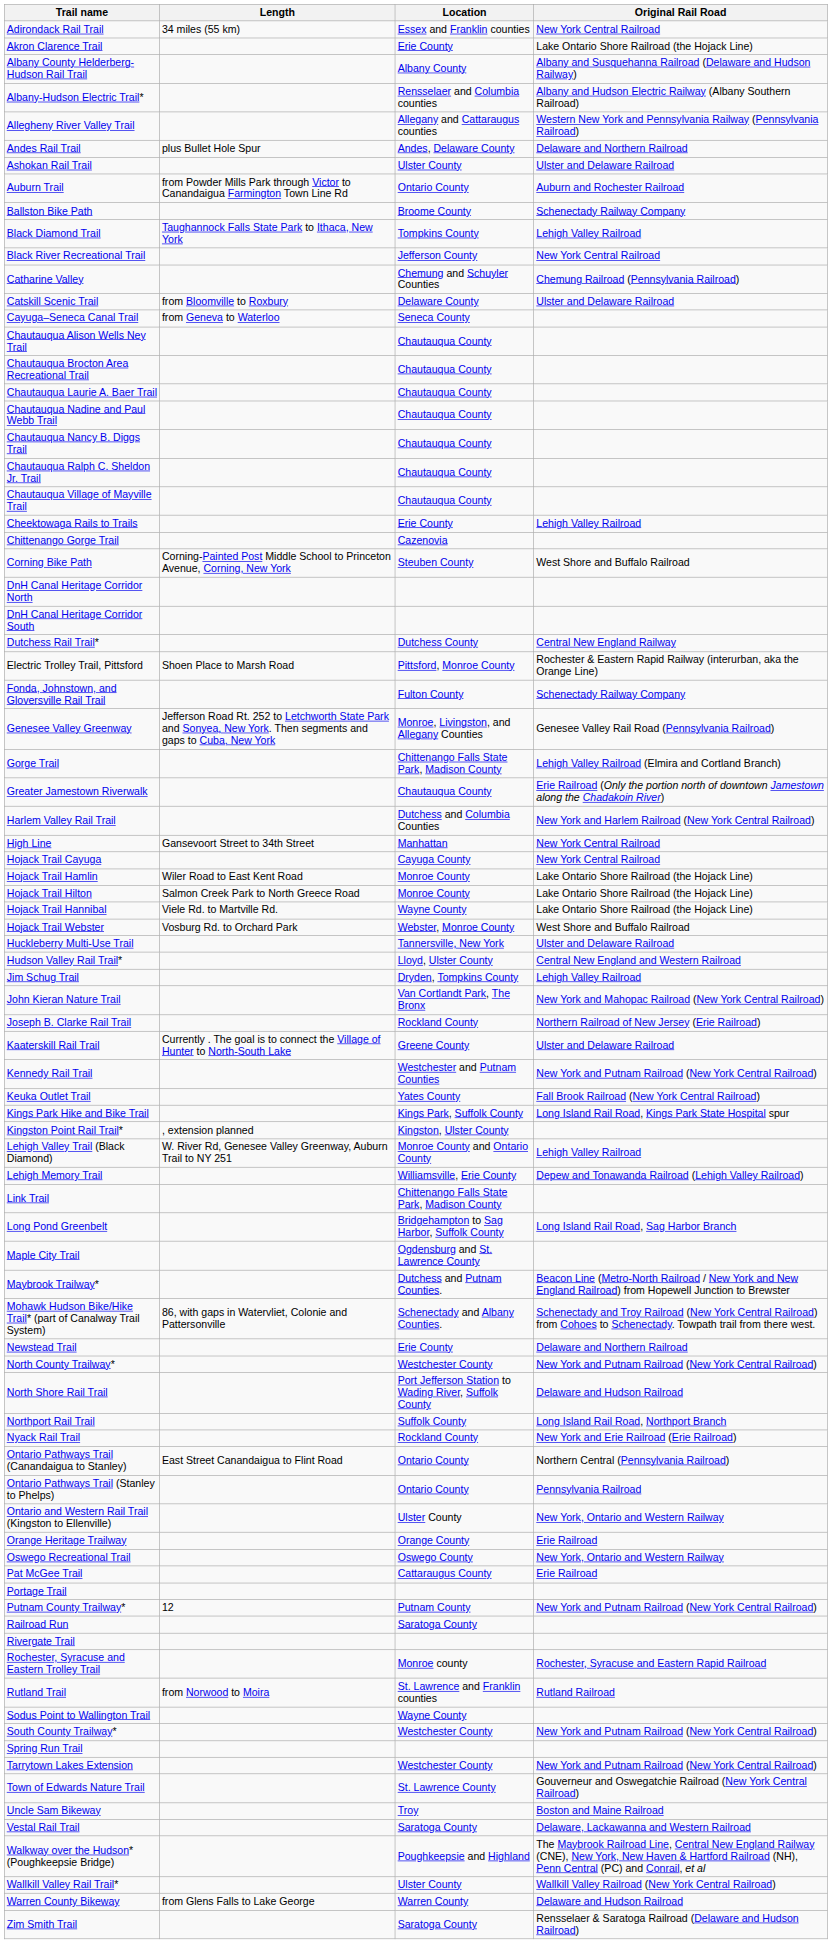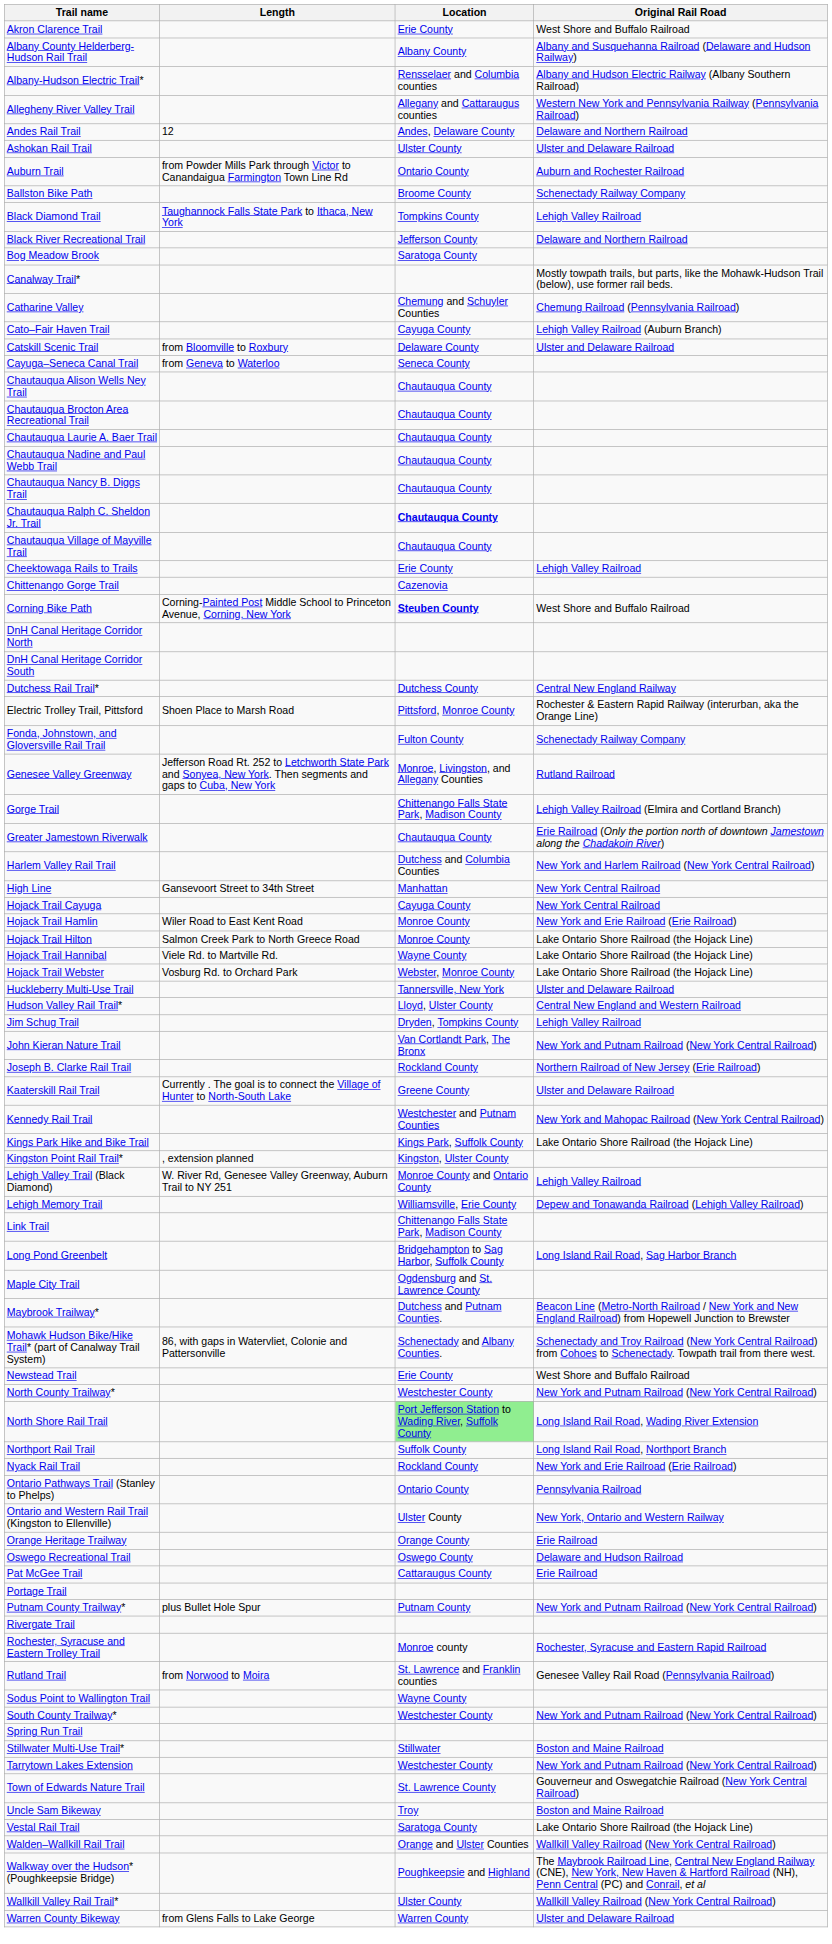- row: (55, 29)
(645, 46) Lake Ontario Shore Railroad (the Hojack Line) -> (613, 29) West Shore and Buffalo Railroad
(211, 148) plus Bullet Hole Spur -> (168, 132) 12
(598, 256) New York Central Railroad -> (612, 239) Delaware and Northern Railroad
+ row: (53, 256)
+ row: (43, 279)
+ row: (58, 330)
(445, 472) normal -> (448, 517) bold
(436, 563) normal -> (438, 608) bold
(655, 729) Genesee Valley Rail Road (Pennsylvania Railroad) -> (576, 774) Rutland Railroad
(645, 877) Lake Ontario Shore Railroad (the Hojack Line) -> (636, 922) New York and Erie Railroad (Erie Railroad)
(613, 927) West Shore and Buffalo Railroad -> (645, 972) Lake Ontario Shore Railroad (the Hojack Line)
(680, 1000) New York and Mahopac Railroad (New York Central Railroad) -> (677, 1045) New York and Putnam Railroad (New York Central Railroad)
(677, 1074) New York and Putnam Railroad (New York Central Railroad) -> (680, 1119) New York and Mahopac Railroad (New York Central Railroad)
- row: (49, 1097)
(663, 1113) Long Island Rail Road, Kings Park State Hospital spur -> (645, 1142) Lake Ontario Shore Railroad (the Hojack Line)
(612, 1347) Delaware and Northern Railroad -> (613, 1376) West Shore and Buffalo Railroad
(454, 1393) no background -> (454, 1421) lightgreen background
(610, 1393) Delaware and Hudson Railroad -> (647, 1421) Long Island Rail Road, Wading River Extension
- row: (67, 1461)
(630, 1557) New York, Ontario and Western Railway -> (610, 1557) Delaware and Hudson Railroad
(168, 1608) 12 -> (211, 1608) plus Bullet Hole Spur
- row: (38, 1624)
(576, 1692) Rutland Railroad -> (655, 1676) Genesee Valley Rail Road (Pennsylvania Railroad)
+ row: (65, 1749)
(644, 1827) Delaware, Lackawanna and Western Railroad -> (645, 1827) Lake Ontario Shore Railroad (the Hojack Line)
+ row: (66, 1844)
(610, 1901) Delaware and Hudson Railroad -> (605, 1918) Ulster and Delaware Railroad
- row: (42, 1924)
